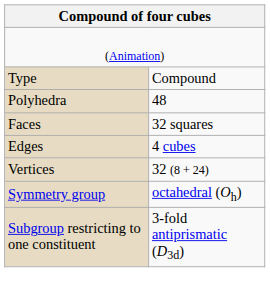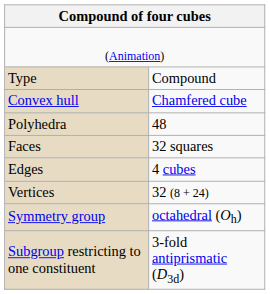+ row: (43, 101)
